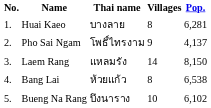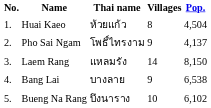(107, 24) บางลาย -> (108, 24) ห้วยแก้ว
(196, 24) 6,281 -> (196, 24) 4,504
(108, 80) ห้วยแก้ว -> (107, 80) บางลาย
(150, 79) 8 -> (150, 79) 9
